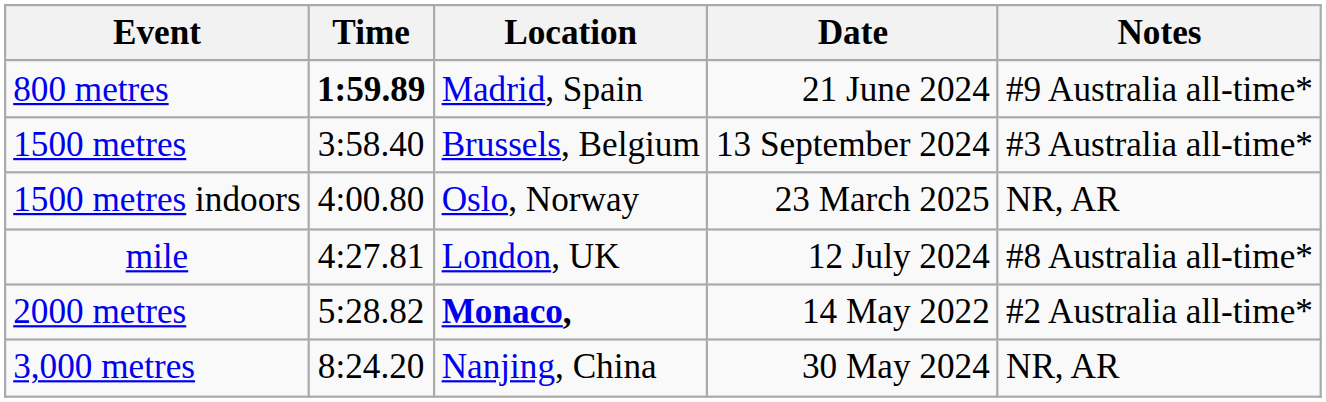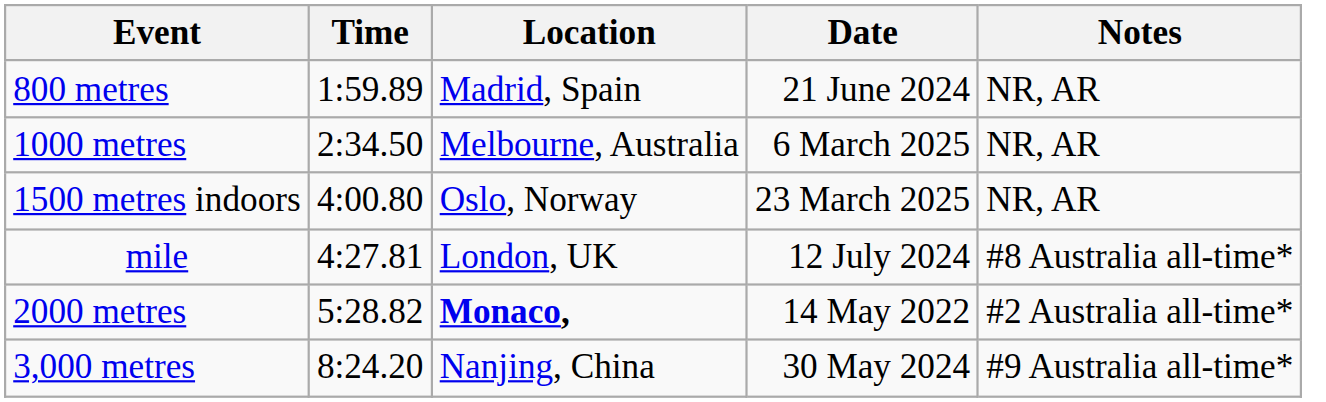(371, 88) bold -> (370, 88) normal
(1159, 88) #9 Australia all-time* -> (1043, 88) NR, AR
+ row: (100, 144)
- row: (100, 144)
(1063, 367) NR, AR -> (1140, 367) #9 Australia all-time*
